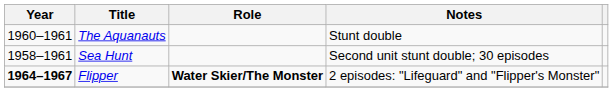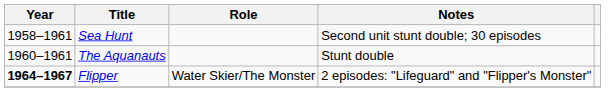rows swapped: (105, 55) <-> (122, 35)
(247, 76) bold -> (243, 76) normal
